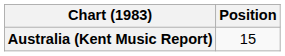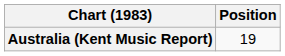(248, 39) 15 -> (248, 39) 19
